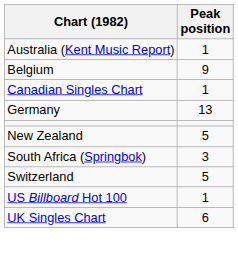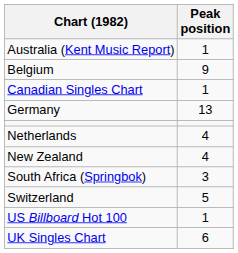+ row: (42, 136)
(205, 136) 5 -> (205, 156) 4
